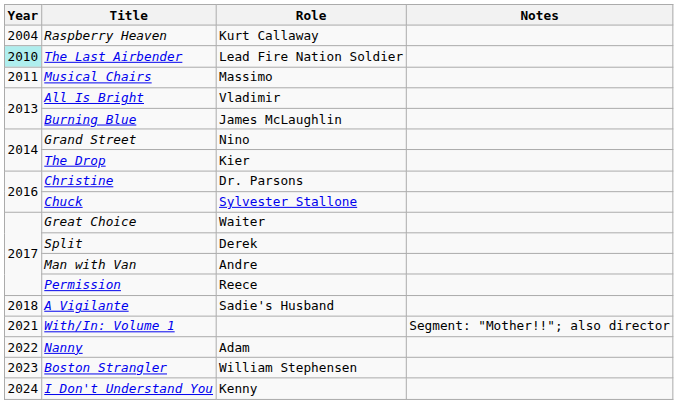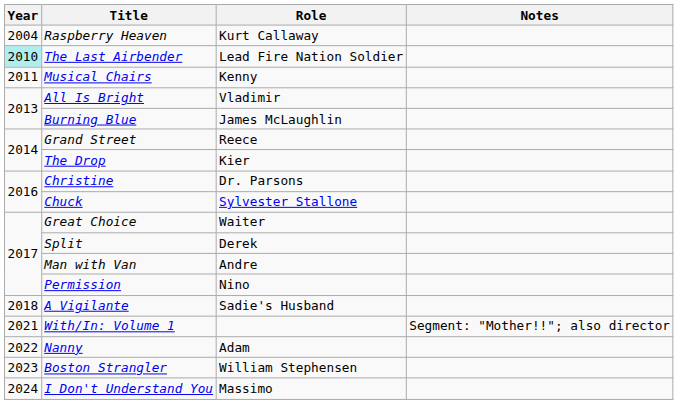(246, 77) Massimo -> (238, 77) Kenny
(234, 139) Nino -> (238, 139) Reece
(238, 285) Reece -> (234, 285) Nino
(238, 389) Kenny -> (246, 389) Massimo
